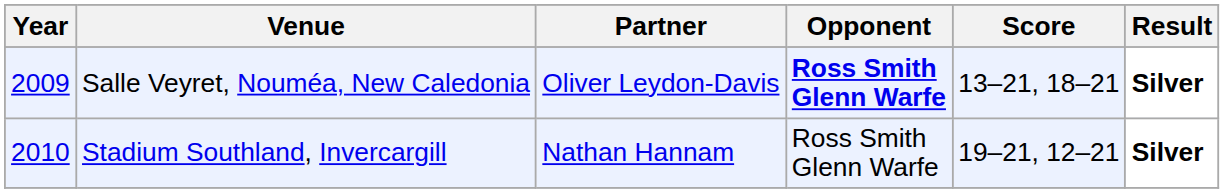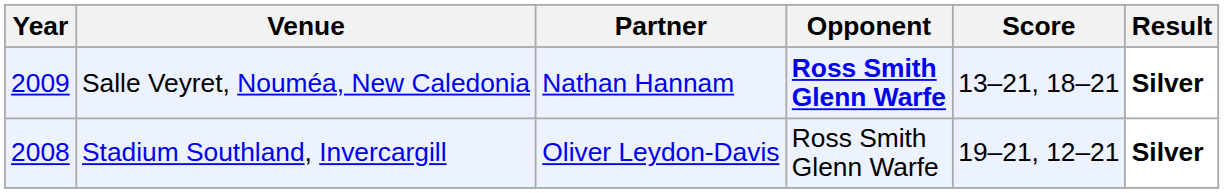(661, 82) Oliver Leydon-Davis -> (638, 82) Nathan Hannam
(40, 153) 2010 -> (40, 153) 2008
(638, 153) Nathan Hannam -> (661, 153) Oliver Leydon-Davis
